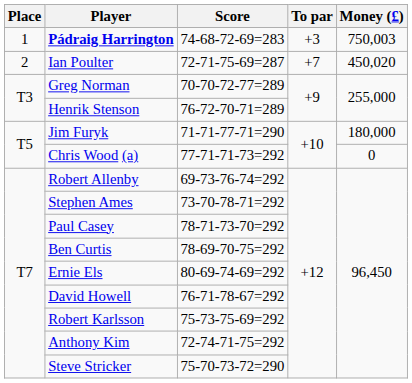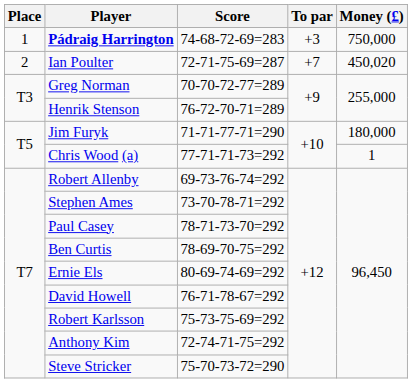(372, 39) 750,003 -> (372, 39) 750,000
(372, 156) 0 -> (372, 156) 1
